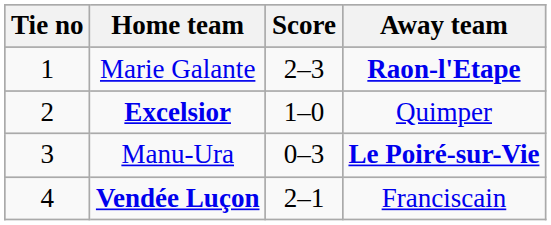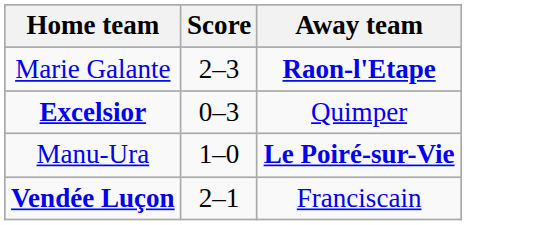- column: (47, 25)
(304, 111) 1–0 -> (219, 111) 0–3
(304, 154) 0–3 -> (219, 154) 1–0
